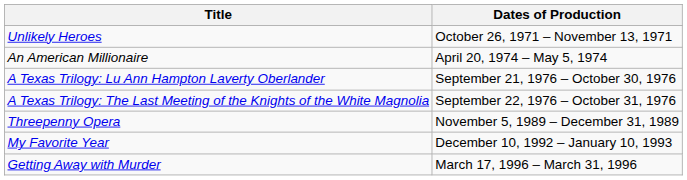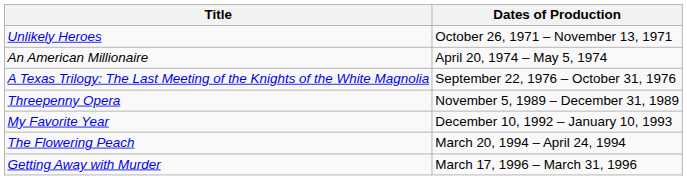- row: (166, 79)
+ row: (71, 143)
